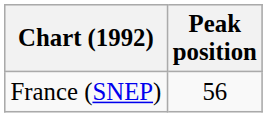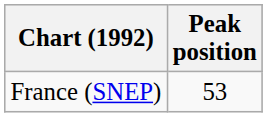(215, 91) 56 -> (215, 91) 53
